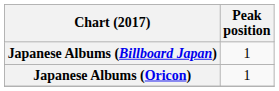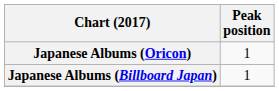rows swapped: (112, 53) <-> (112, 75)
